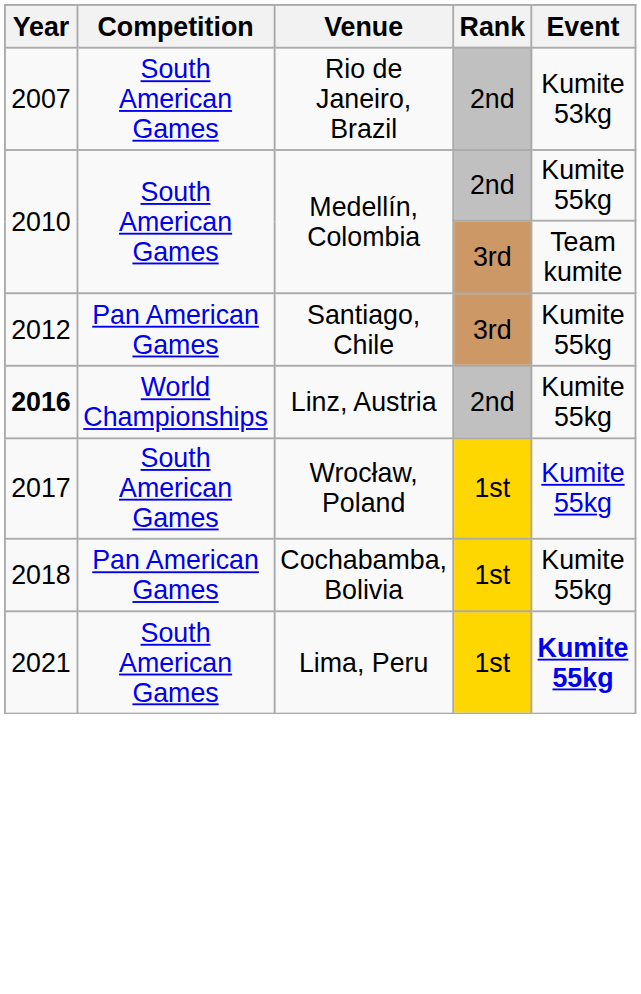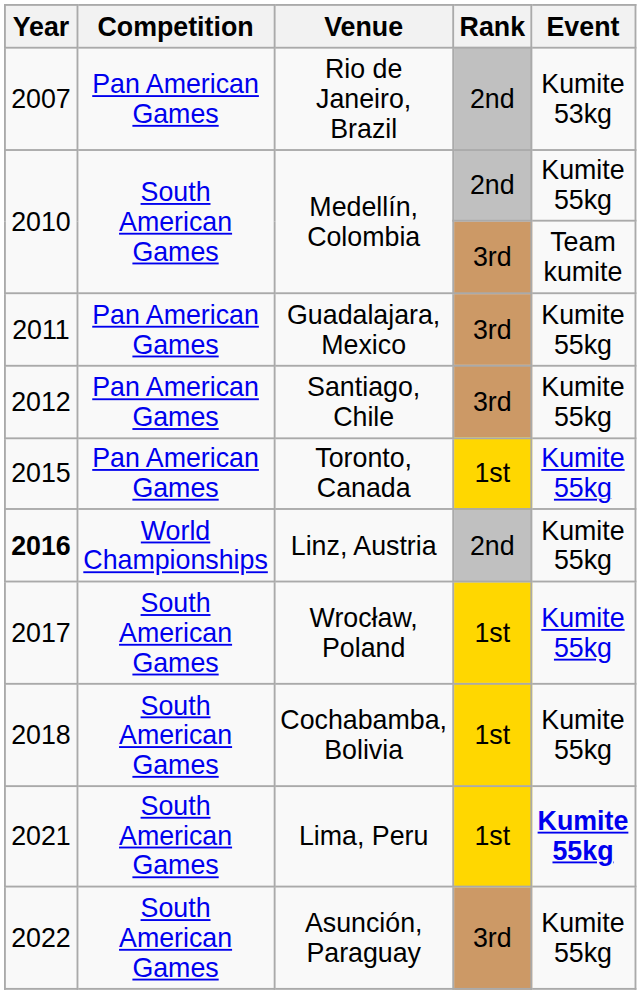(176, 99) South American Games -> (176, 99) Pan American Games
+ row: (364, 330)
+ row: (364, 474)
(176, 576) Pan American Games -> (176, 735) South American Games
+ row: (364, 938)
